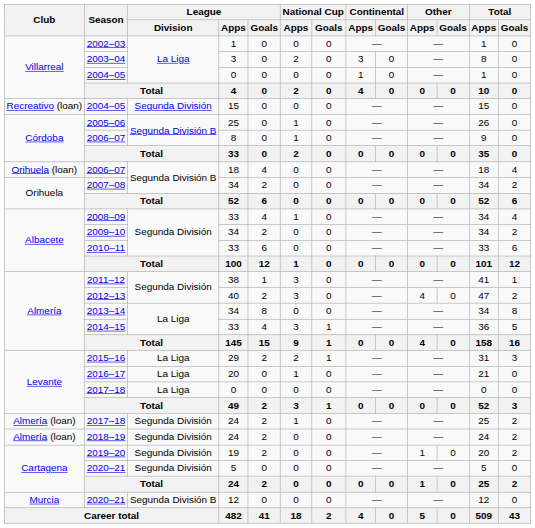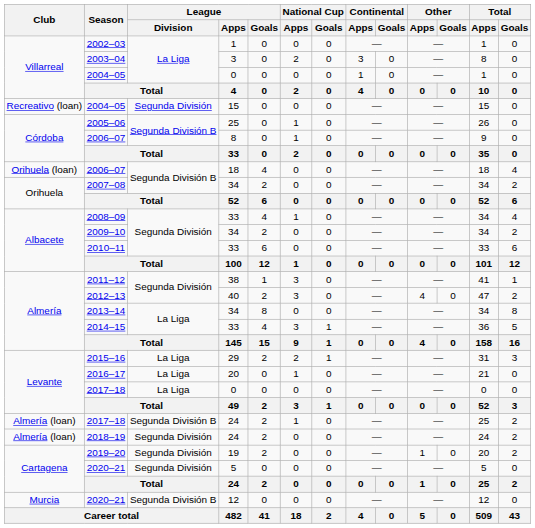(173, 421) Segunda División -> (173, 421) Segunda División B
